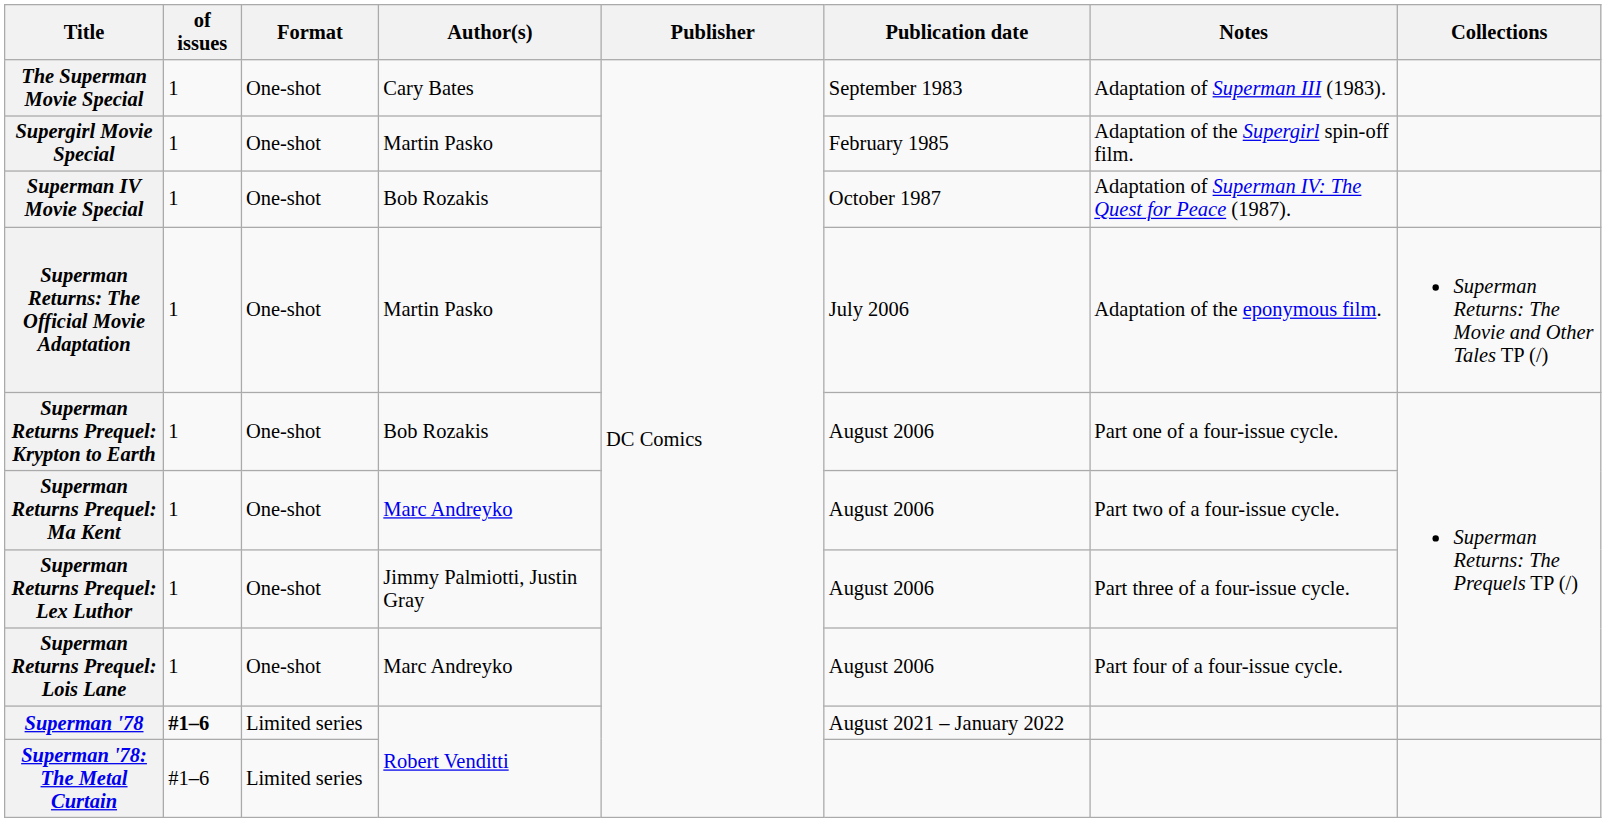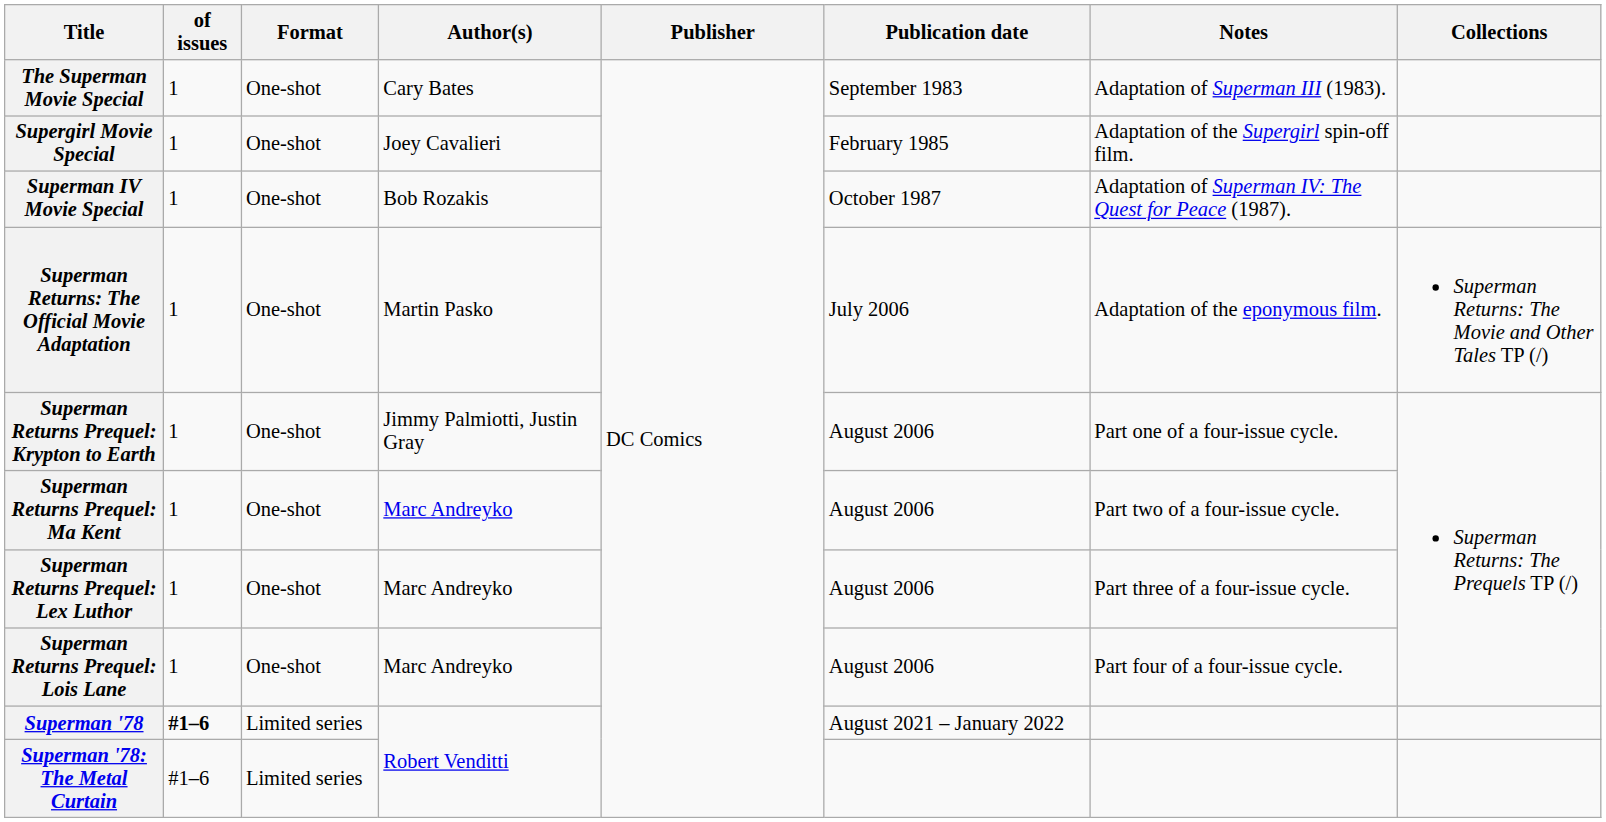(438, 143) Martin Pasko -> (442, 143) Joey Cavalieri
(436, 431) Bob Rozakis -> (480, 431) Jimmy Palmiotti, Justin Gray
(480, 588) Jimmy Palmiotti, Justin Gray -> (448, 588) Marc Andreyko
